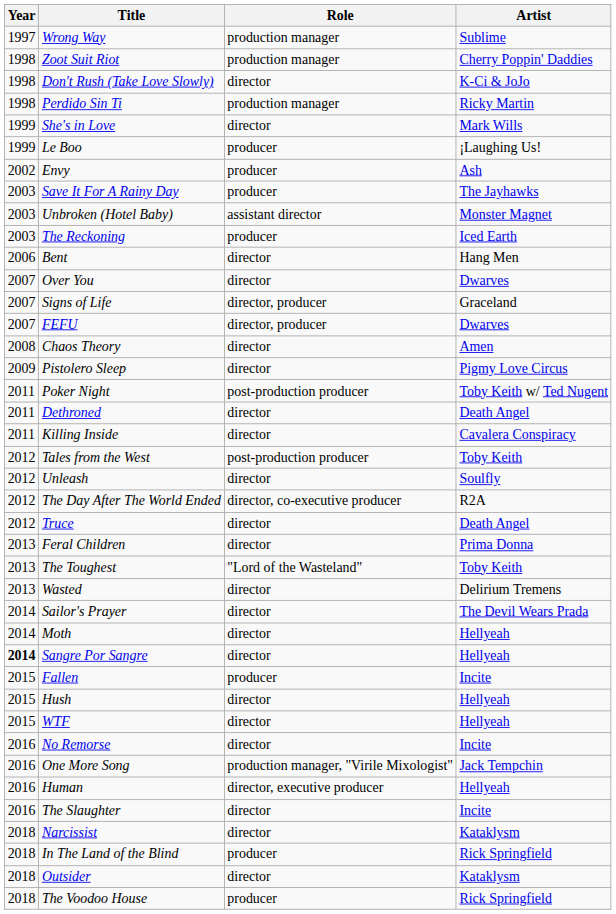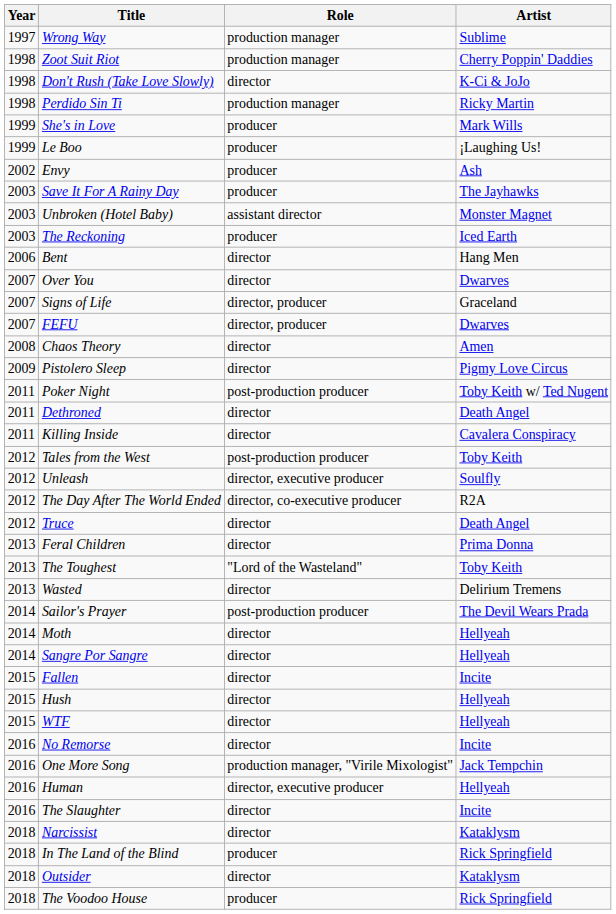(249, 125) director -> (252, 125) producer
(249, 479) director -> (305, 479) director, executive producer
(249, 611) director -> (298, 611) post-production producer
(22, 655) bold -> (22, 655) normal
(252, 677) producer -> (249, 677) director
